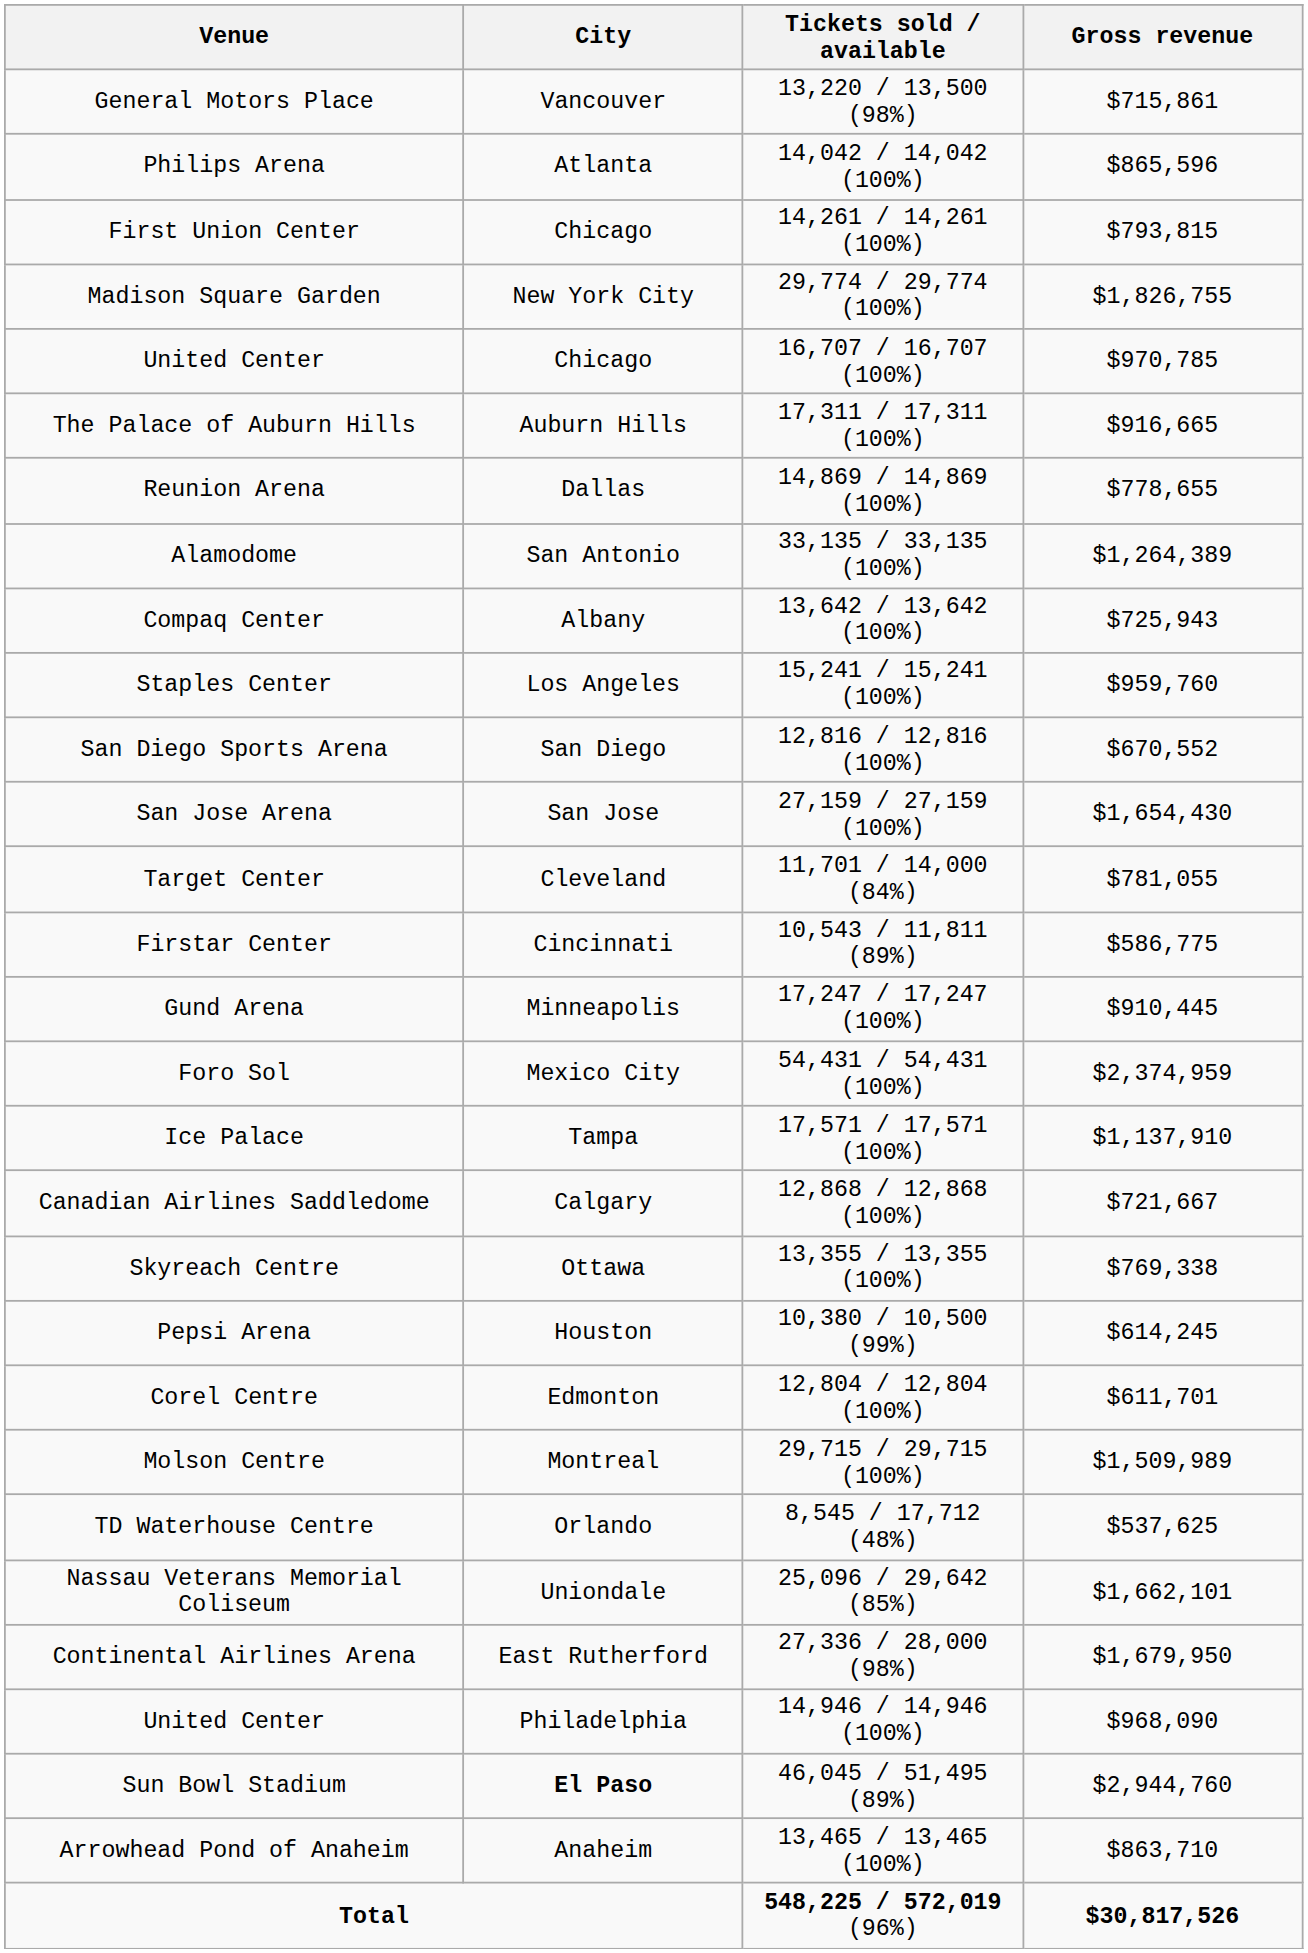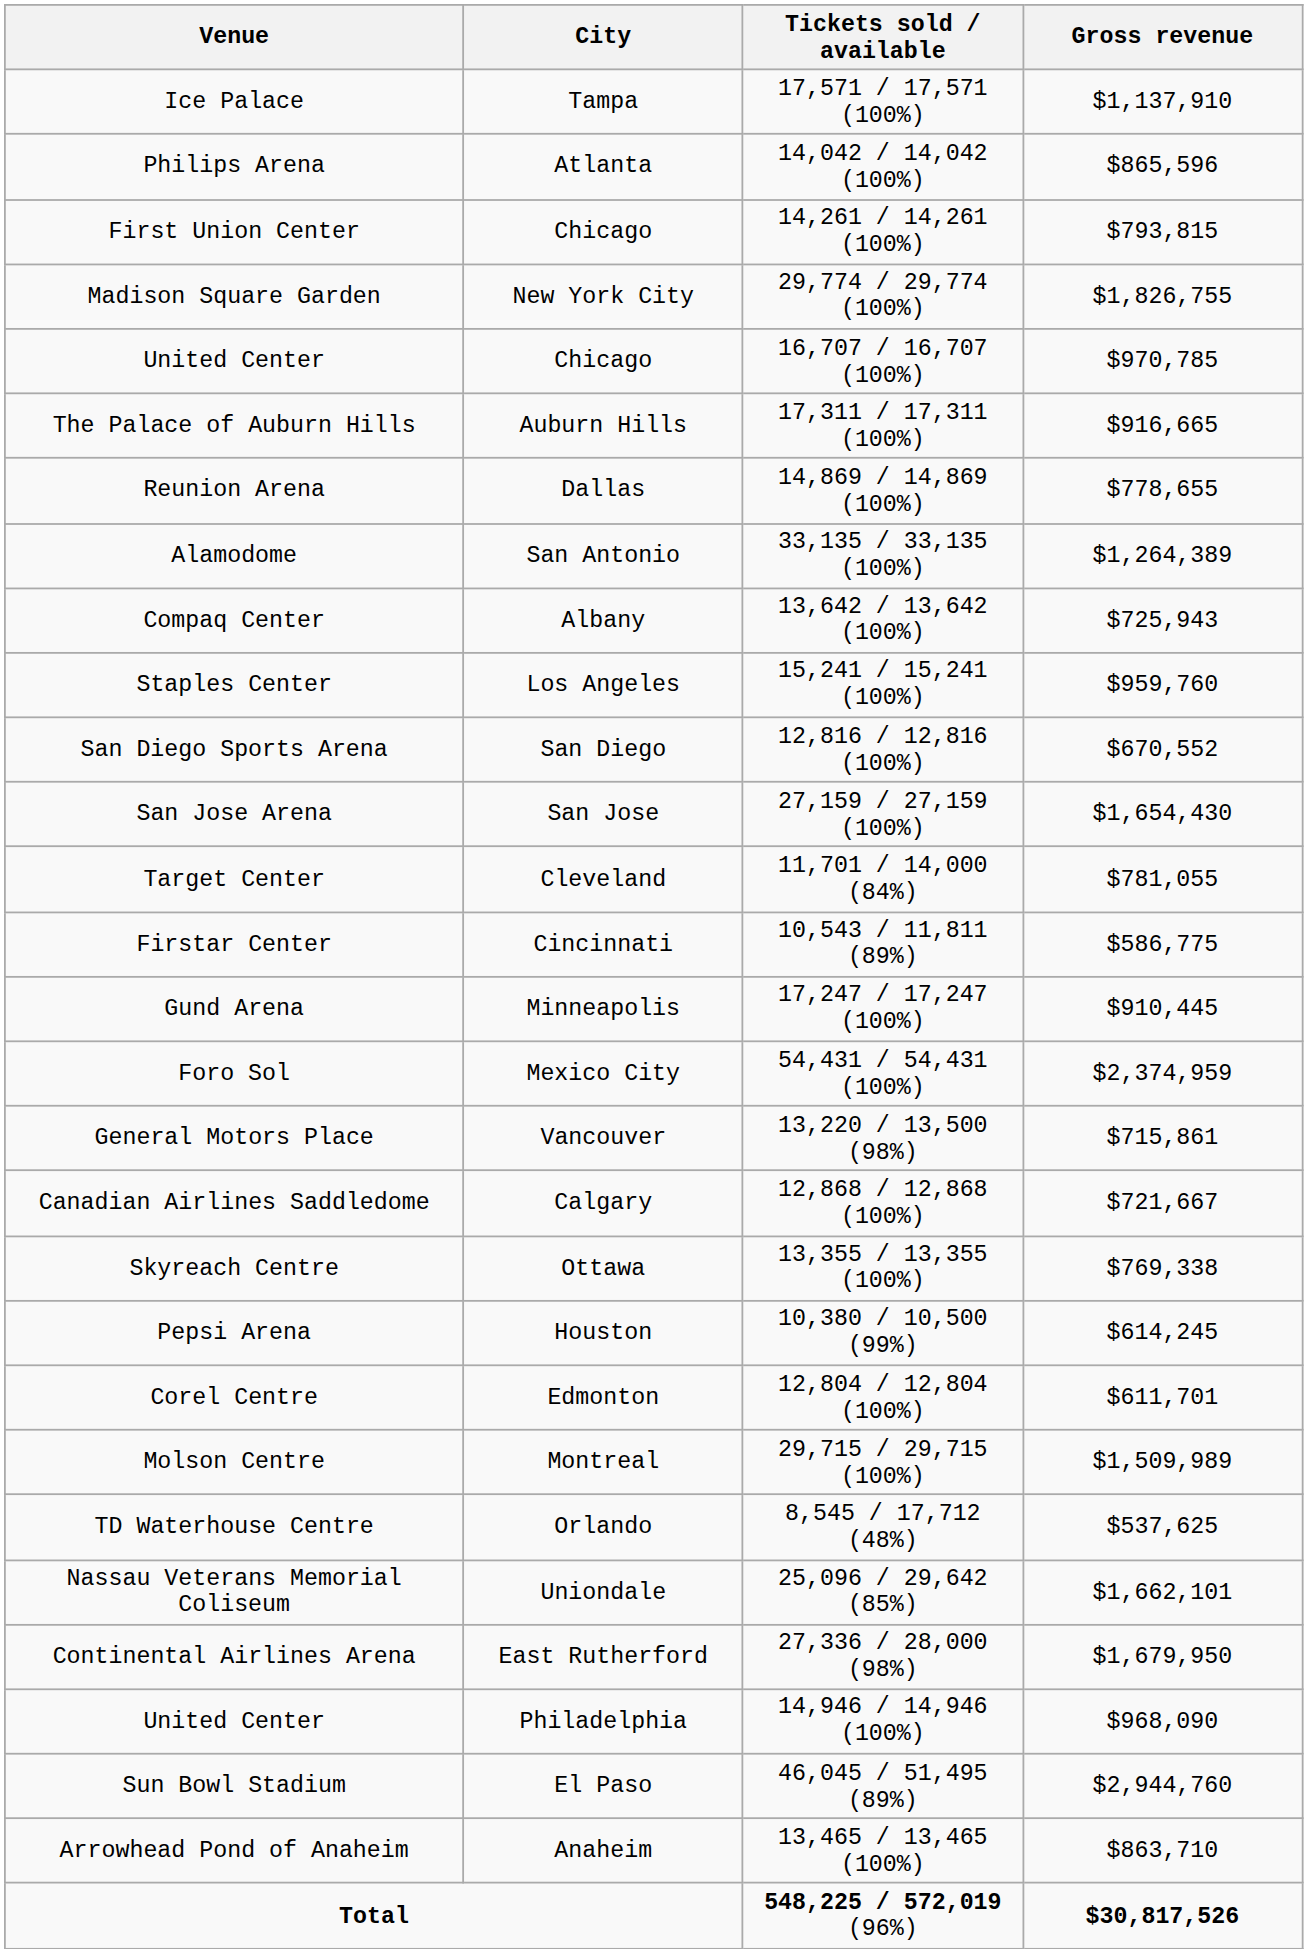rows swapped: (234, 1138) <-> (234, 102)
(603, 1786) bold -> (603, 1786) normal
